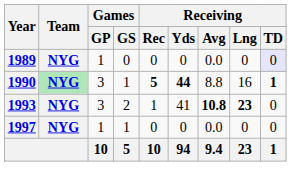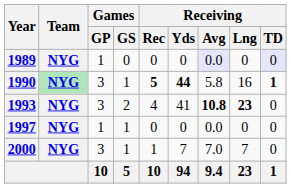(214, 60) no background -> (214, 60) lavender background
(214, 82) 8.8 -> (214, 82) 5.8
(154, 104) 1 -> (154, 104) 4
+ row: (22, 149)
